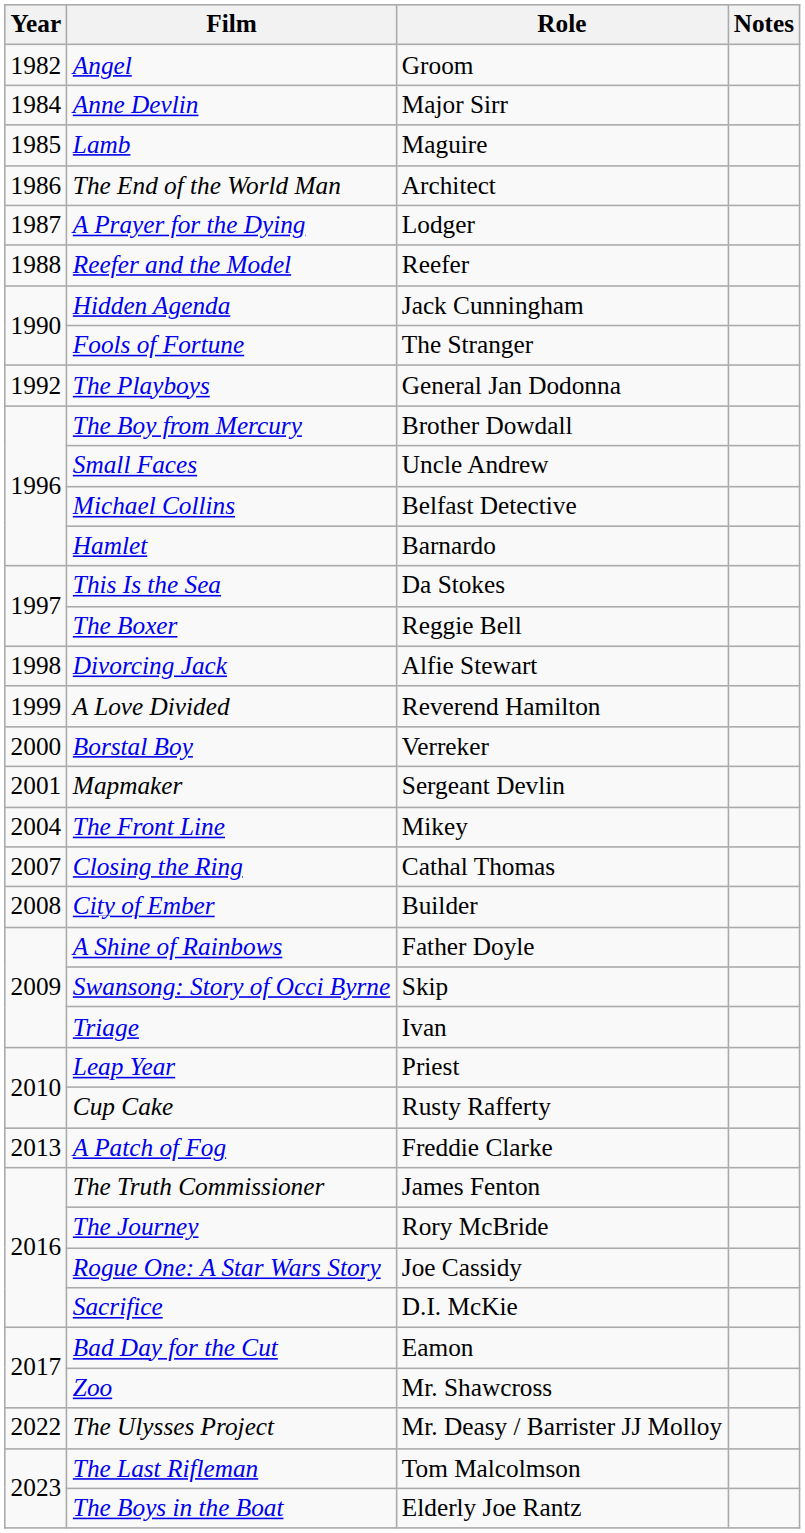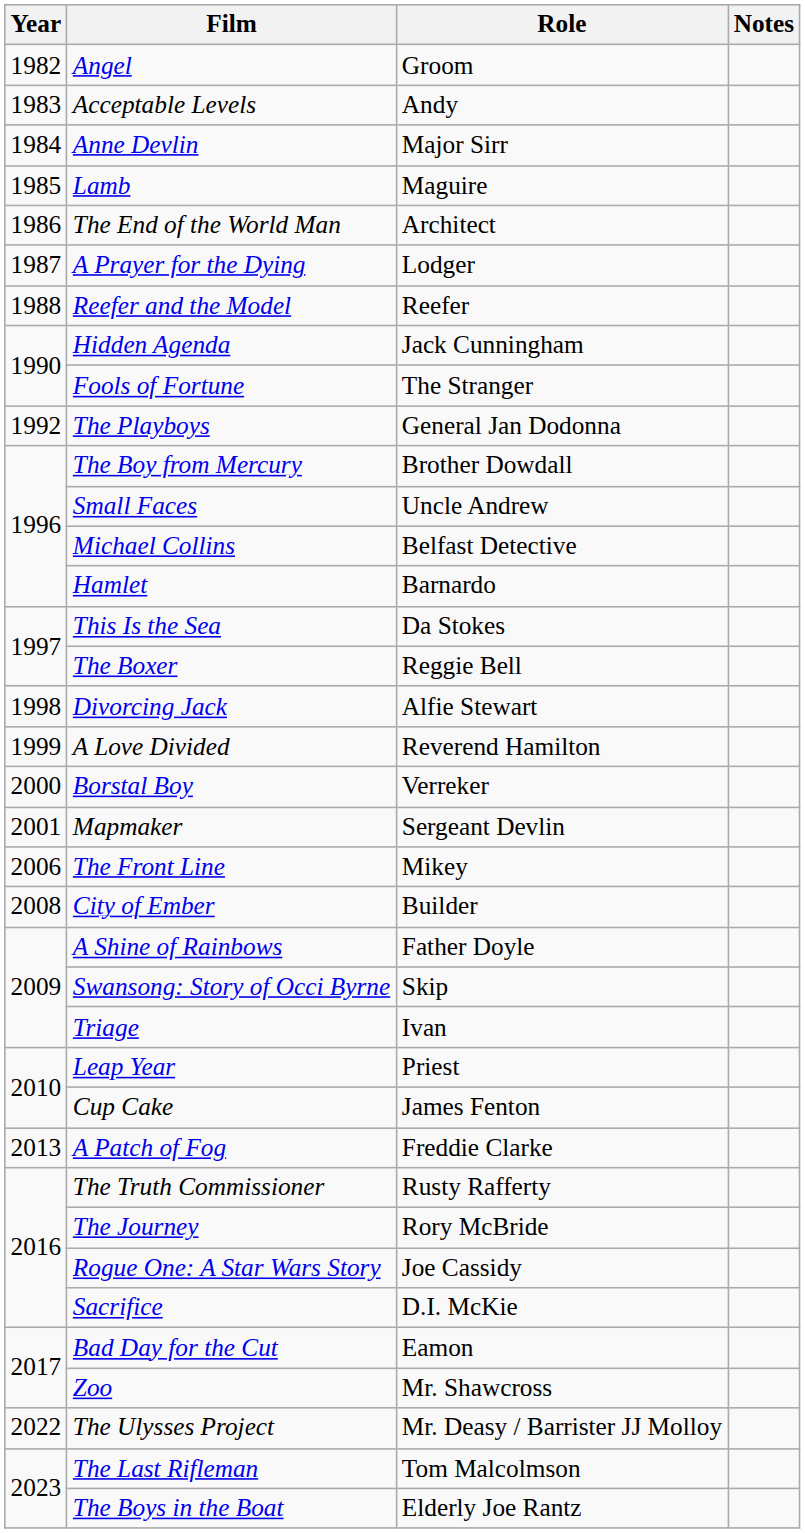+ row: (164, 104)
(36, 826) 2004 -> (36, 866) 2006
- row: (158, 866)
(476, 1107) Rusty Rafferty -> (471, 1107) James Fenton
(471, 1187) James Fenton -> (476, 1187) Rusty Rafferty
